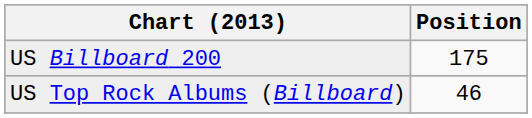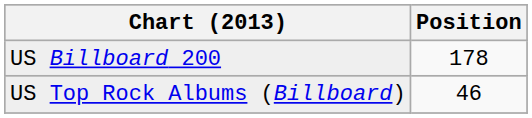(469, 59) 175 -> (469, 59) 178
